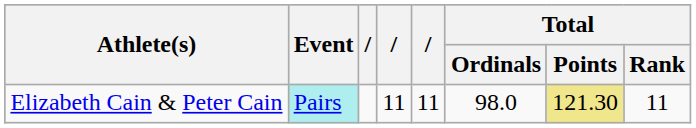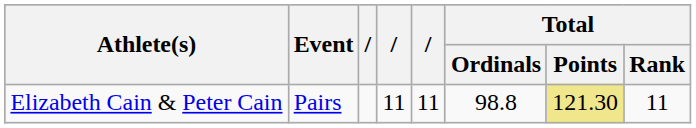(318, 103) paleturquoise background -> (318, 103) no background
(496, 103) 98.0 -> (496, 103) 98.8
